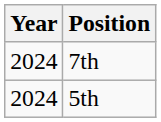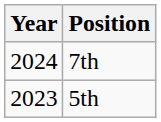(34, 98) 2024 -> (34, 98) 2023
